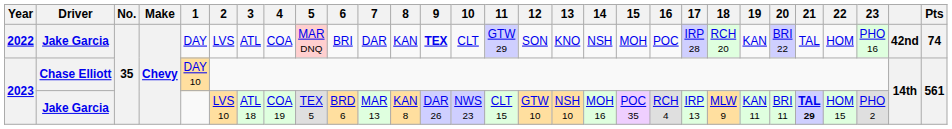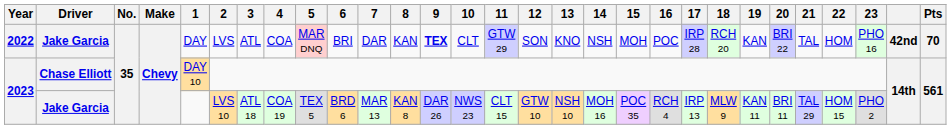(934, 41) 74 -> (933, 41) 70
(809, 108) bold -> (809, 107) normal
